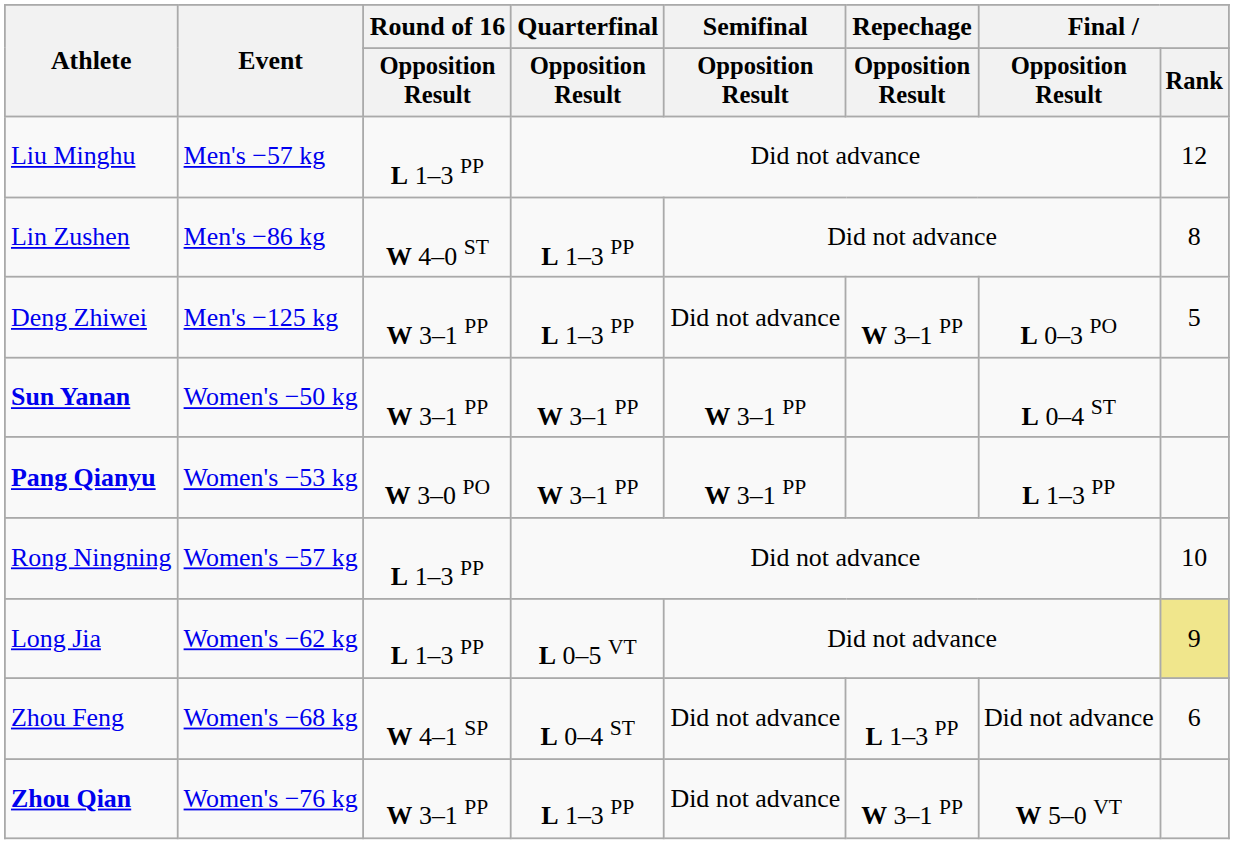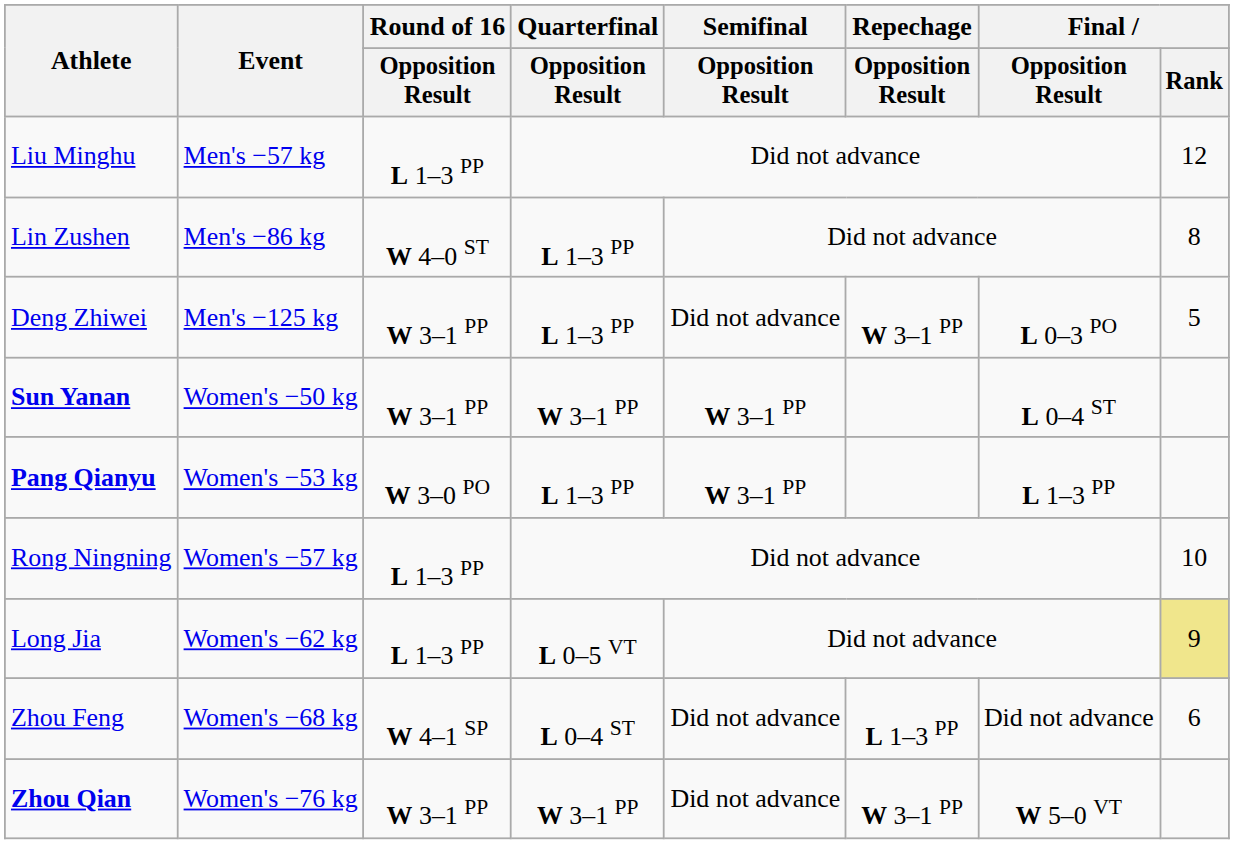(588, 493) W 3–1 PP -> (588, 493) L 1–3 PP
(588, 813) L 1–3 PP -> (588, 813) W 3–1 PP
